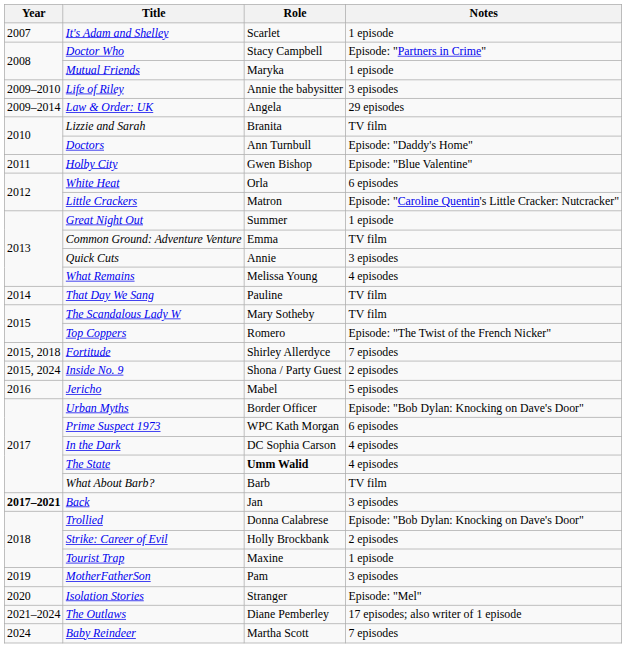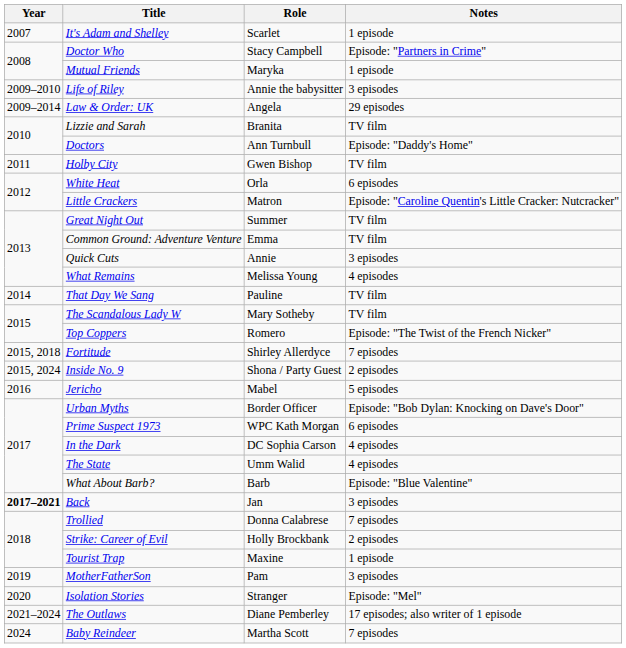(410, 164) Episode: "Blue Valentine" -> (368, 164) TV film
(371, 220) 1 episode -> (368, 220) TV film
(278, 464) bold -> (276, 464) normal
(368, 483) TV film -> (410, 483) Episode: "Blue Valentine"
(466, 520) Episode: "Bob Dylan: Knocking on Dave's Door" -> (373, 520) 7 episodes
